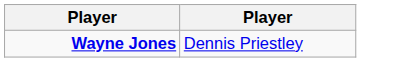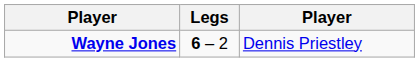+ column: (210, 17)
